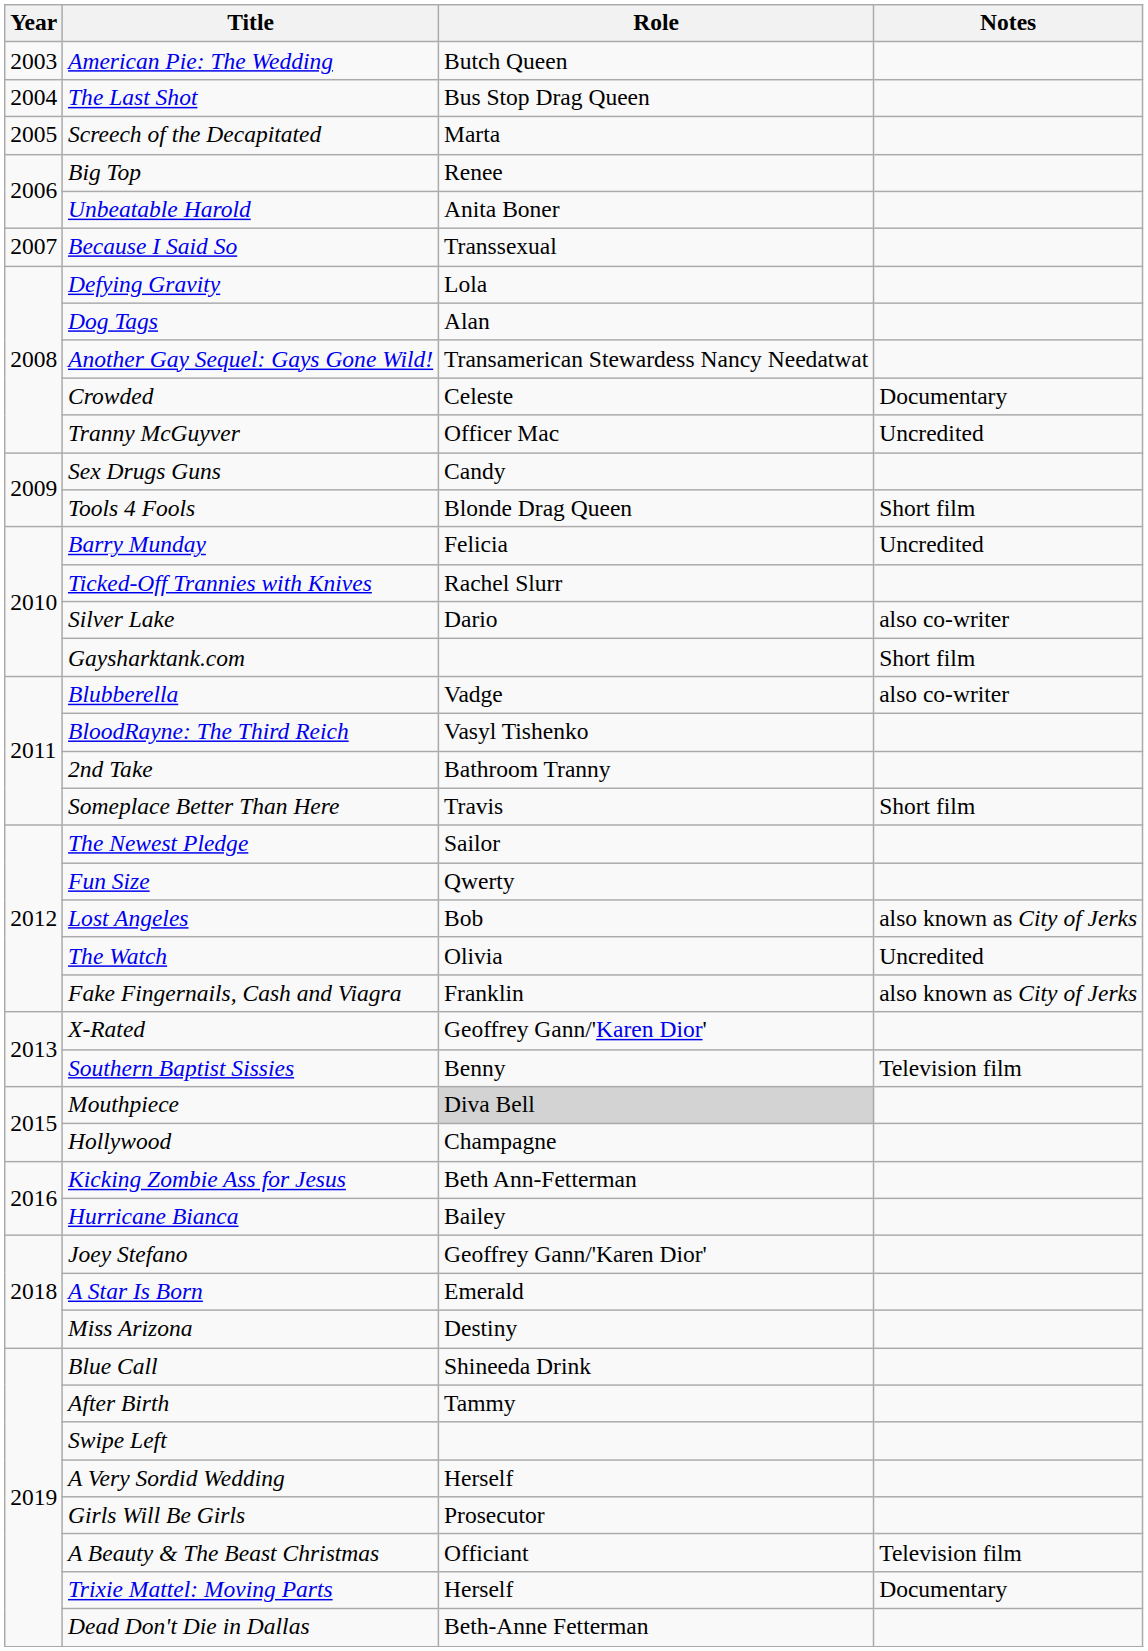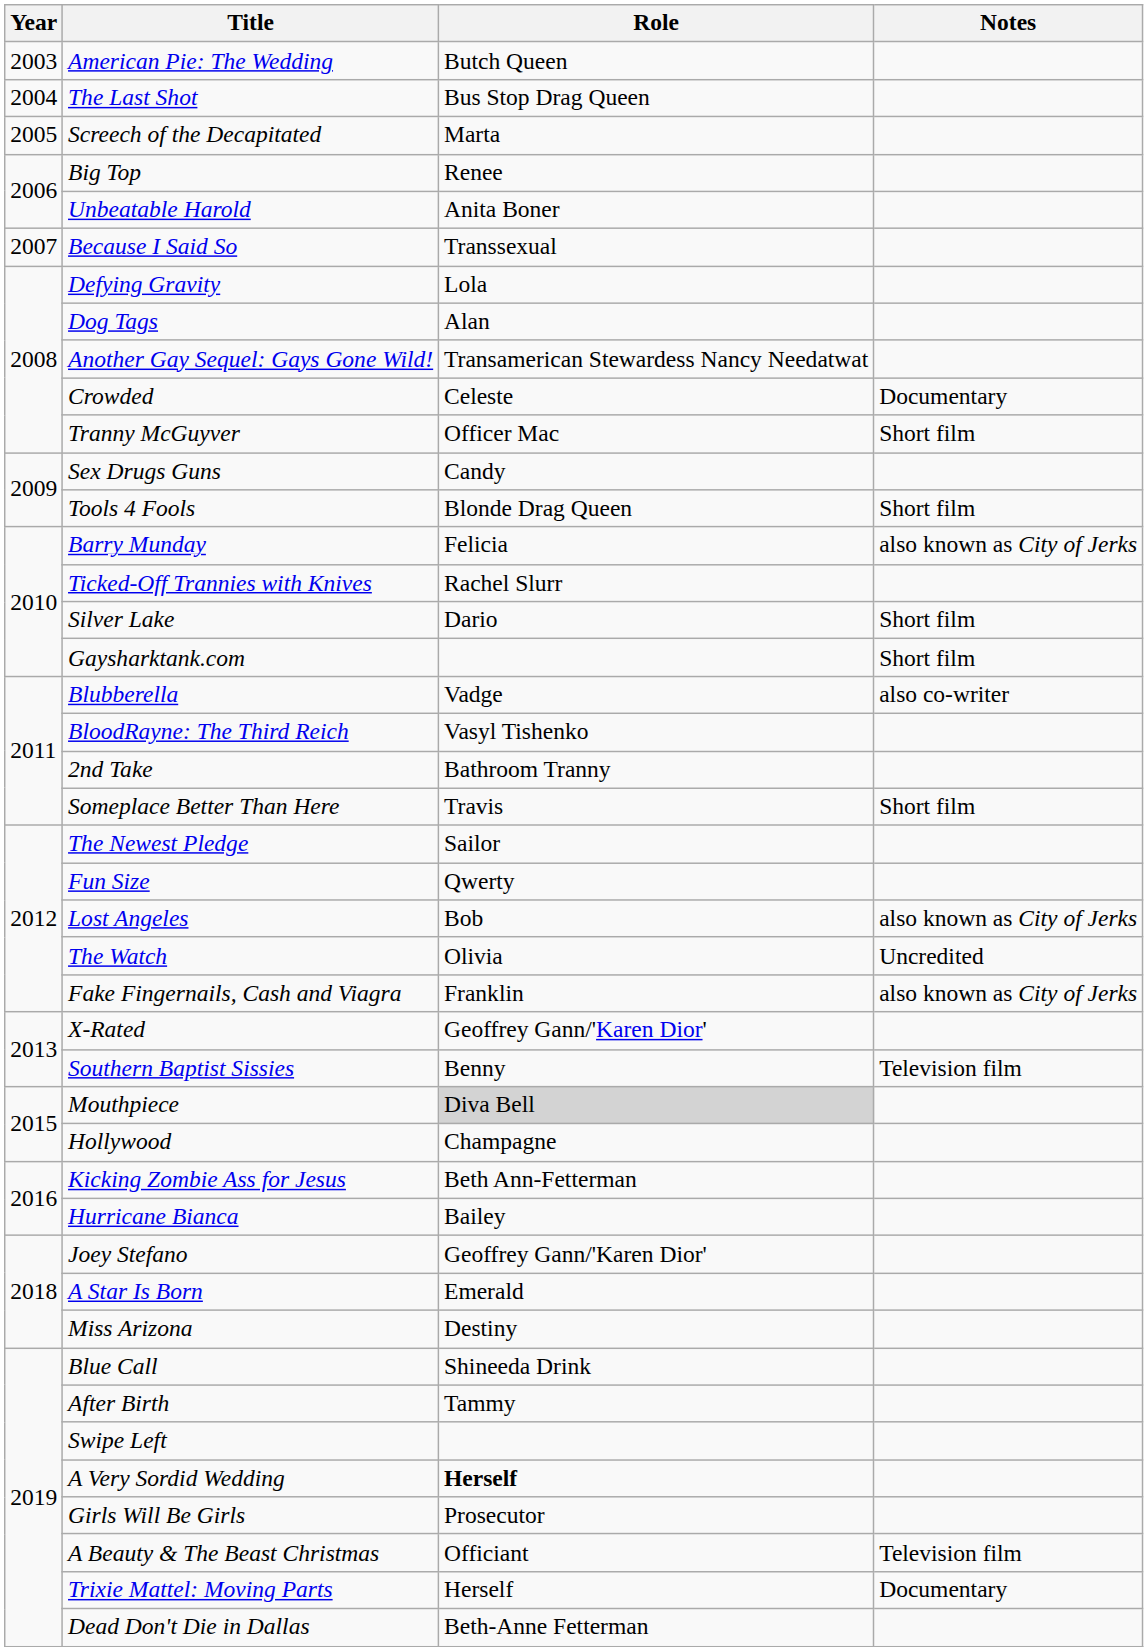(931, 433) Uncredited -> (927, 433) Short film
(931, 545) Uncredited -> (1008, 545) also known as City of Jerks
(944, 619) also co-writer -> (927, 619) Short film
(479, 1477) normal -> (481, 1477) bold
